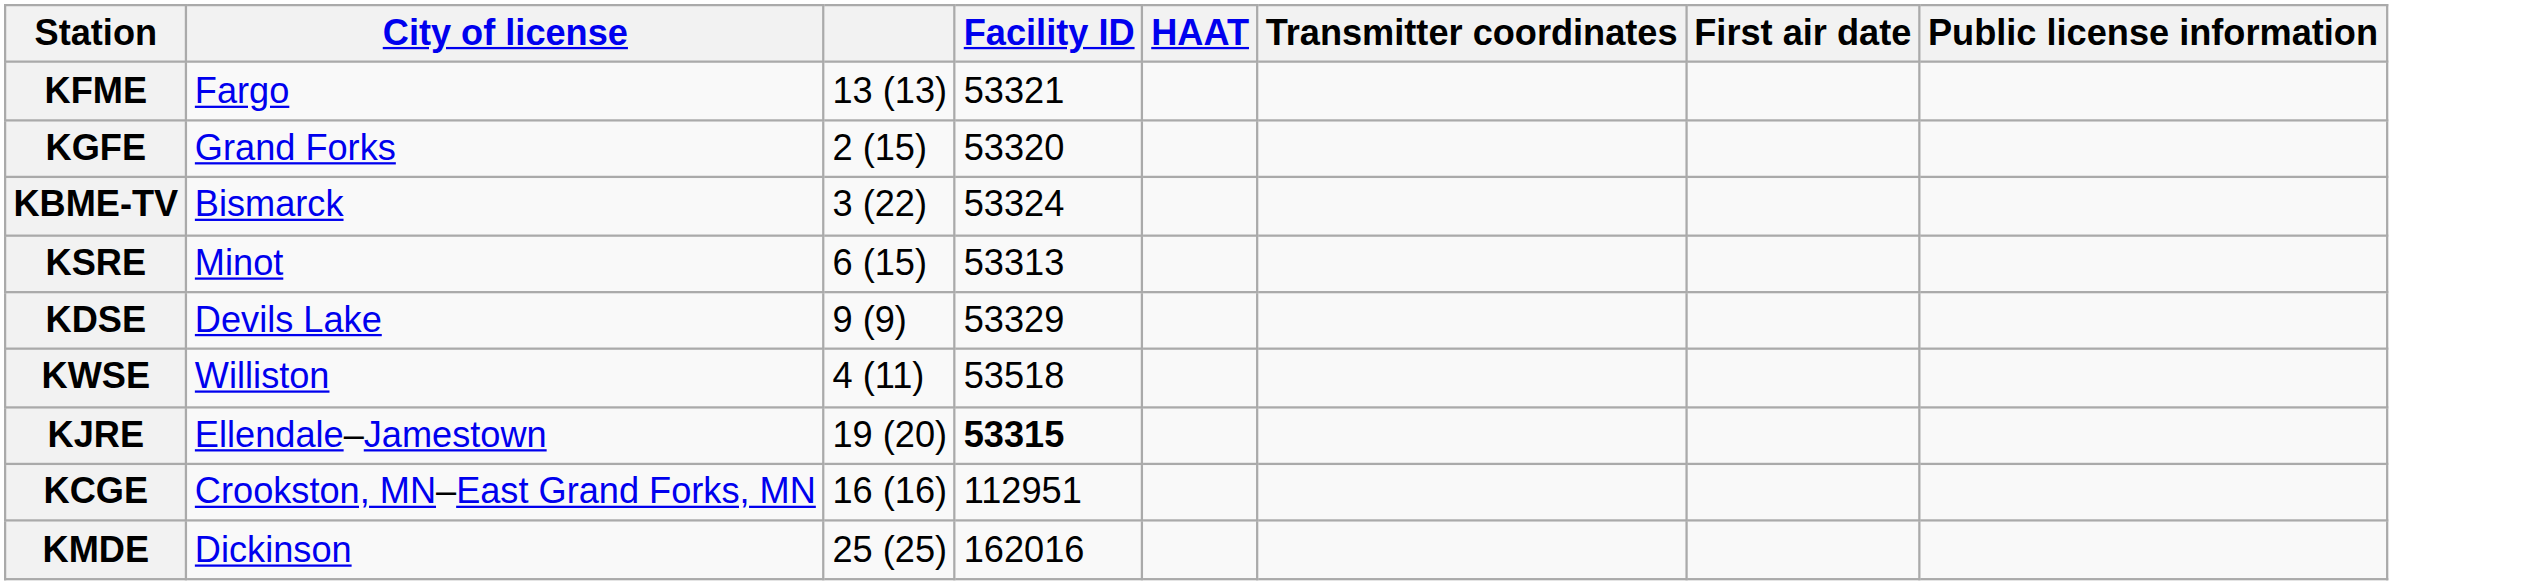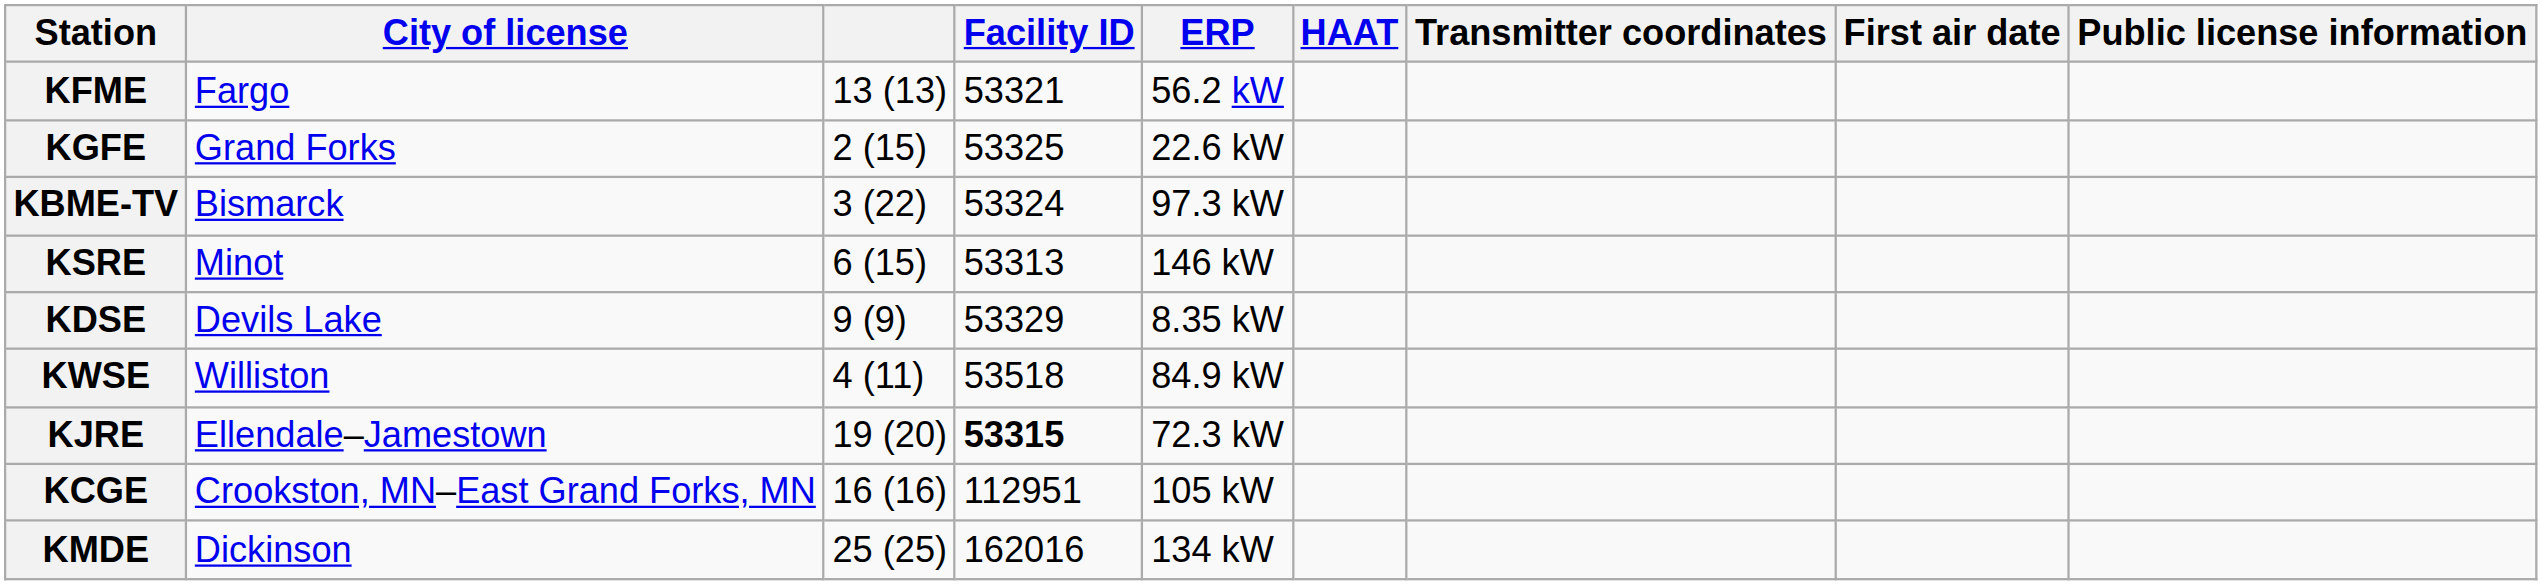+ column: (1218, 33)
(1014, 147) 53320 -> (1014, 147) 53325
